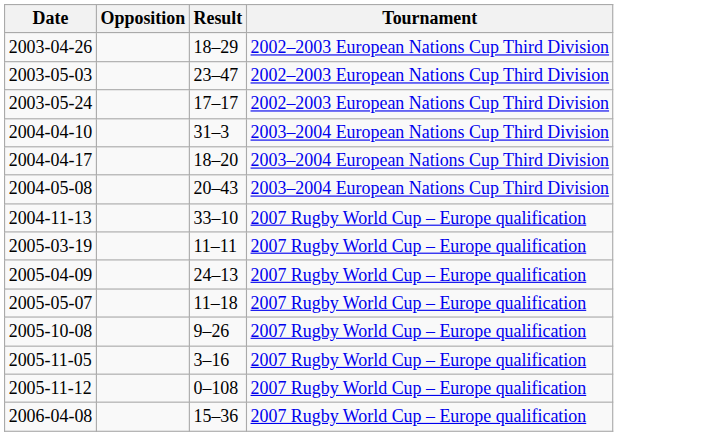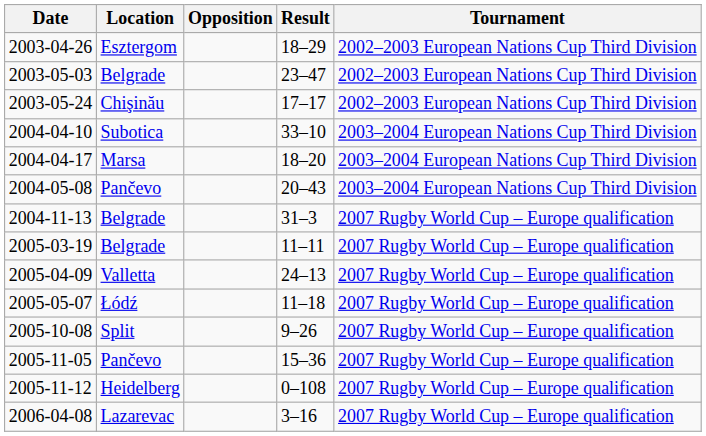+ column: (140, 18)
(211, 132) 31–3 -> (303, 132) 33–10
(216, 217) 33–10 -> (299, 217) 31–3
(211, 359) 3–16 -> (303, 359) 15–36
(216, 416) 15–36 -> (299, 416) 3–16
